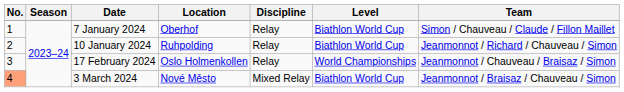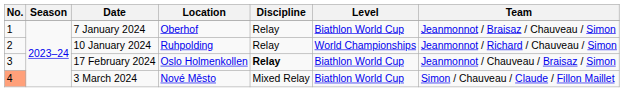(518, 29) Simon / Chauveau / Claude / Fillon Maillet -> (518, 29) Jeanmonnot / Braisaz / Chauveau / Simon
(359, 45) Biathlon World Cup -> (365, 45) World Championships
(266, 62) normal -> (266, 62) bold
(365, 62) World Championships -> (359, 62) Biathlon World Cup
(518, 78) Jeanmonnot / Braisaz / Chauveau / Simon -> (518, 78) Simon / Chauveau / Claude / Fillon Maillet
